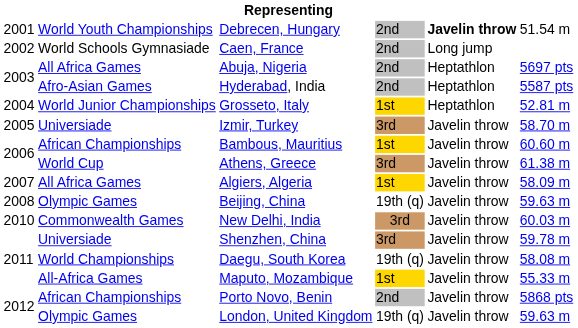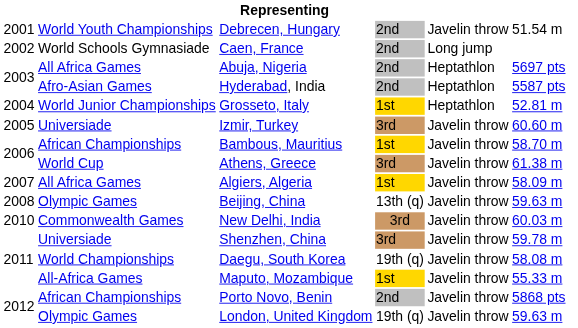(472, 29) bold -> (468, 29) normal
(545, 125) 58.70 m -> (537, 125) 60.60 m
(545, 144) 60.60 m -> (537, 144) 58.70 m
(400, 201) 19th (q) -> (400, 201) 13th (q)
